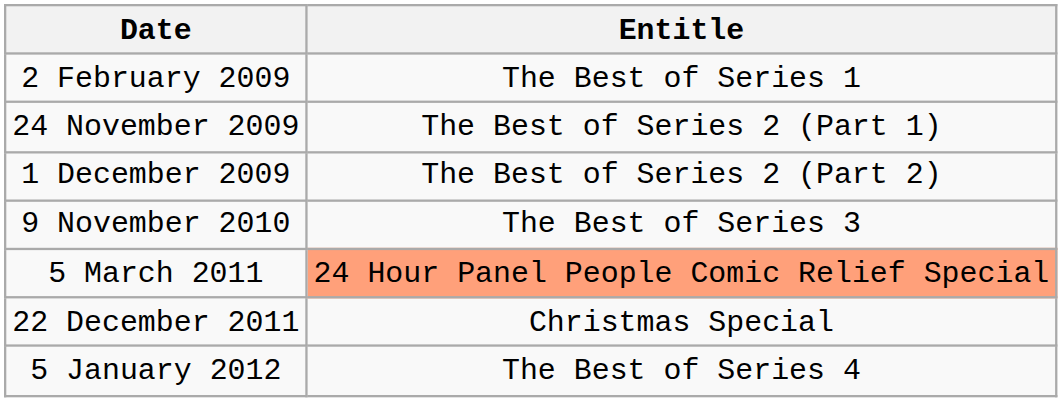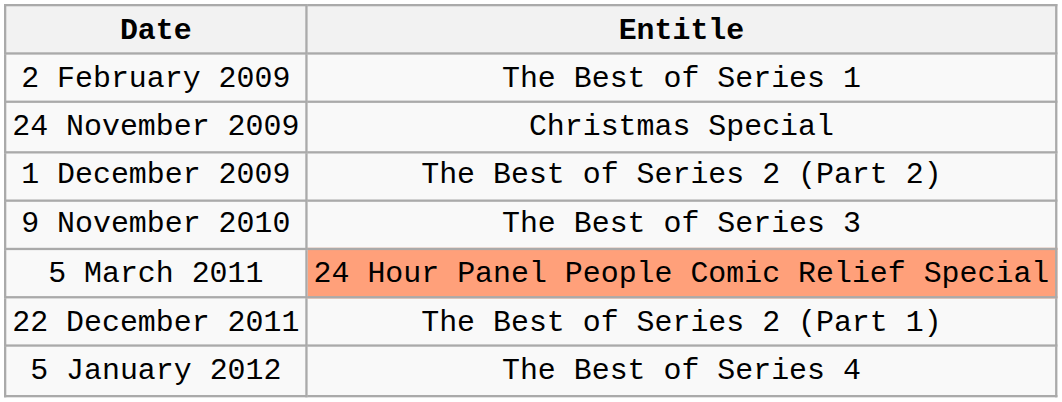(681, 127) The Best of Series 2 (Part 1) -> (681, 127) Christmas Special
(681, 322) Christmas Special -> (681, 322) The Best of Series 2 (Part 1)
